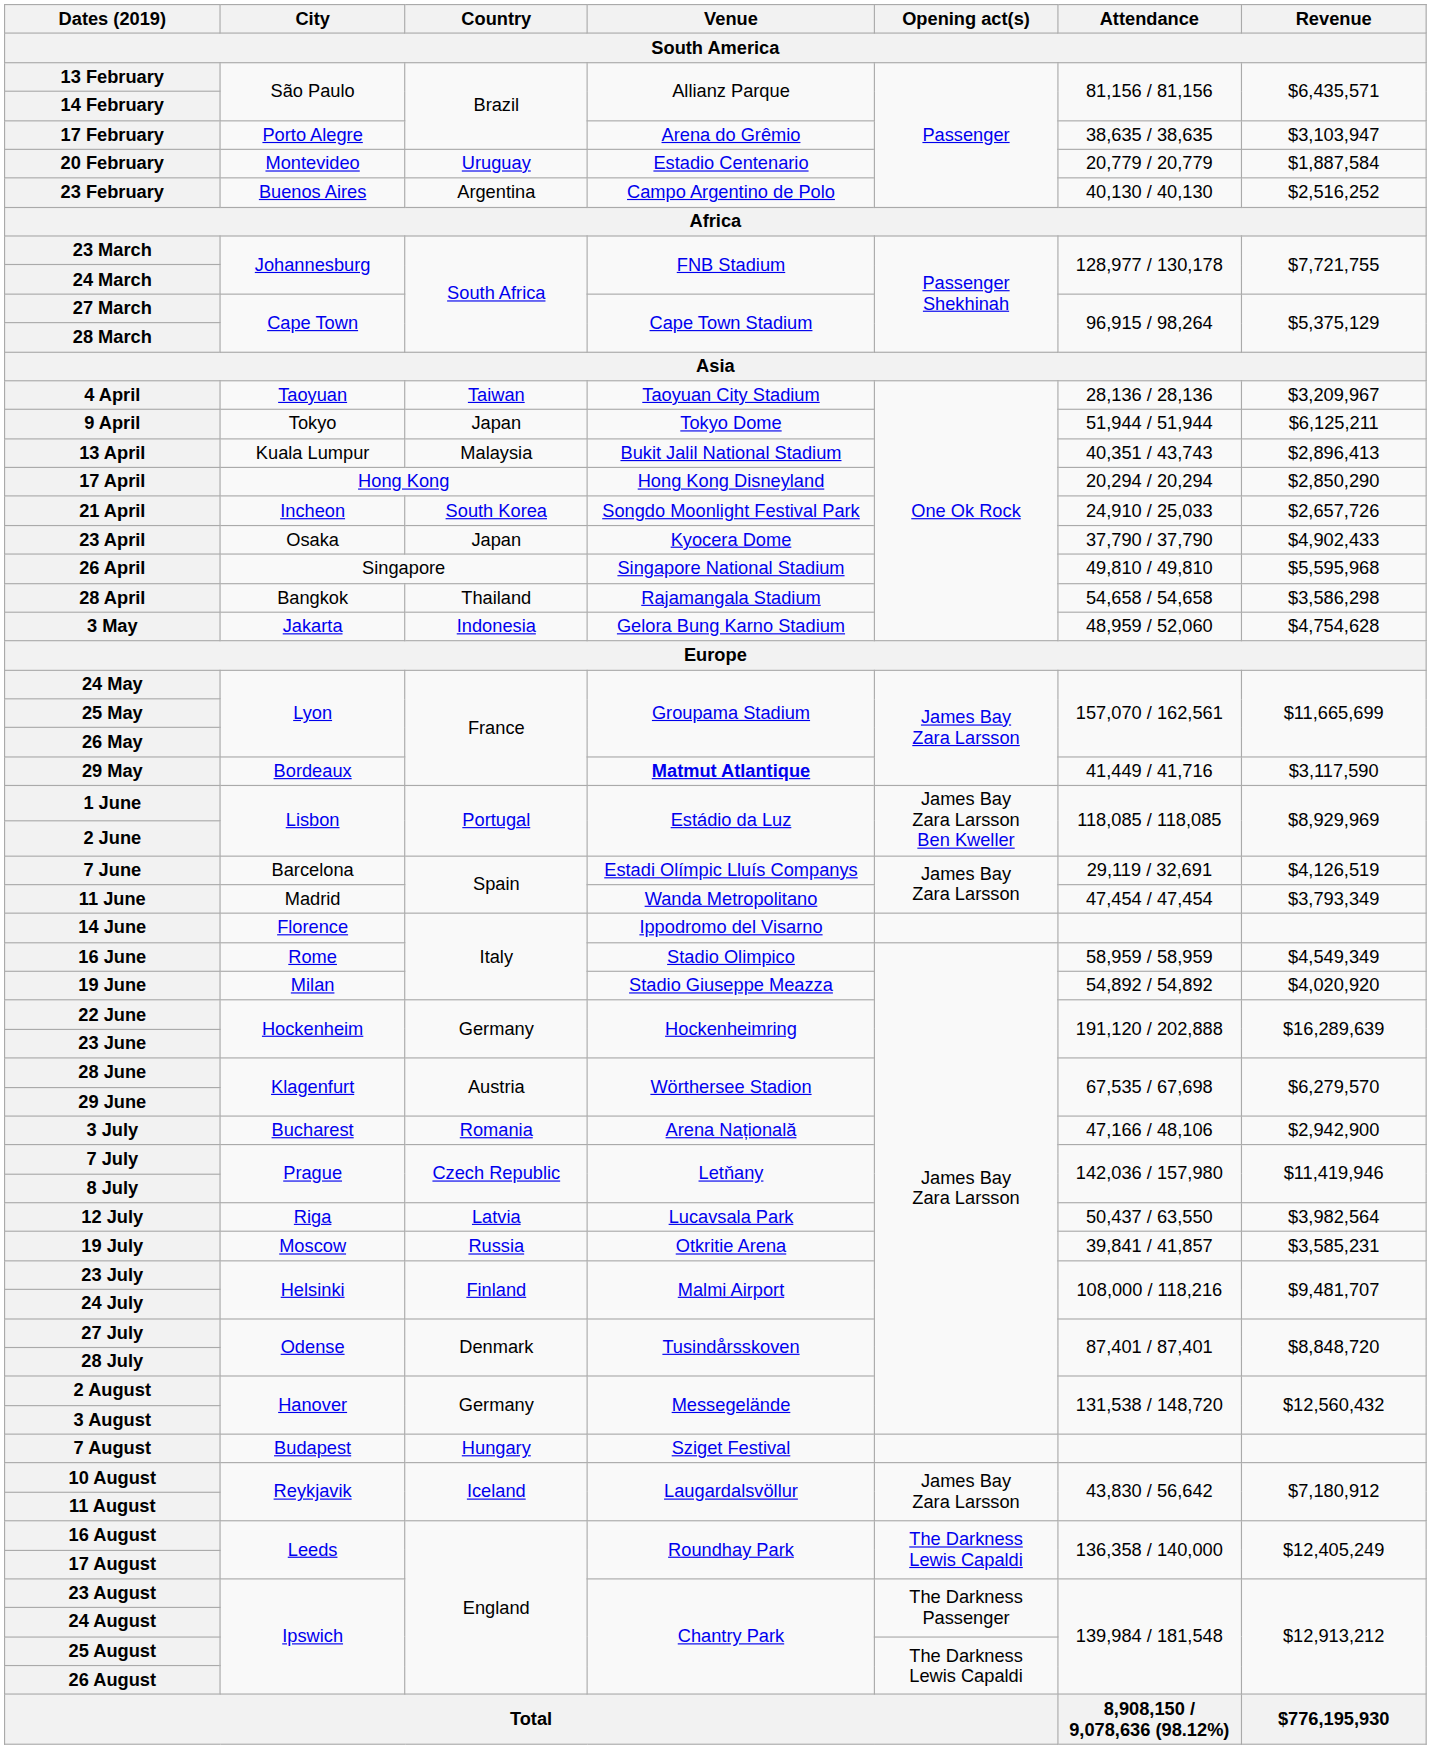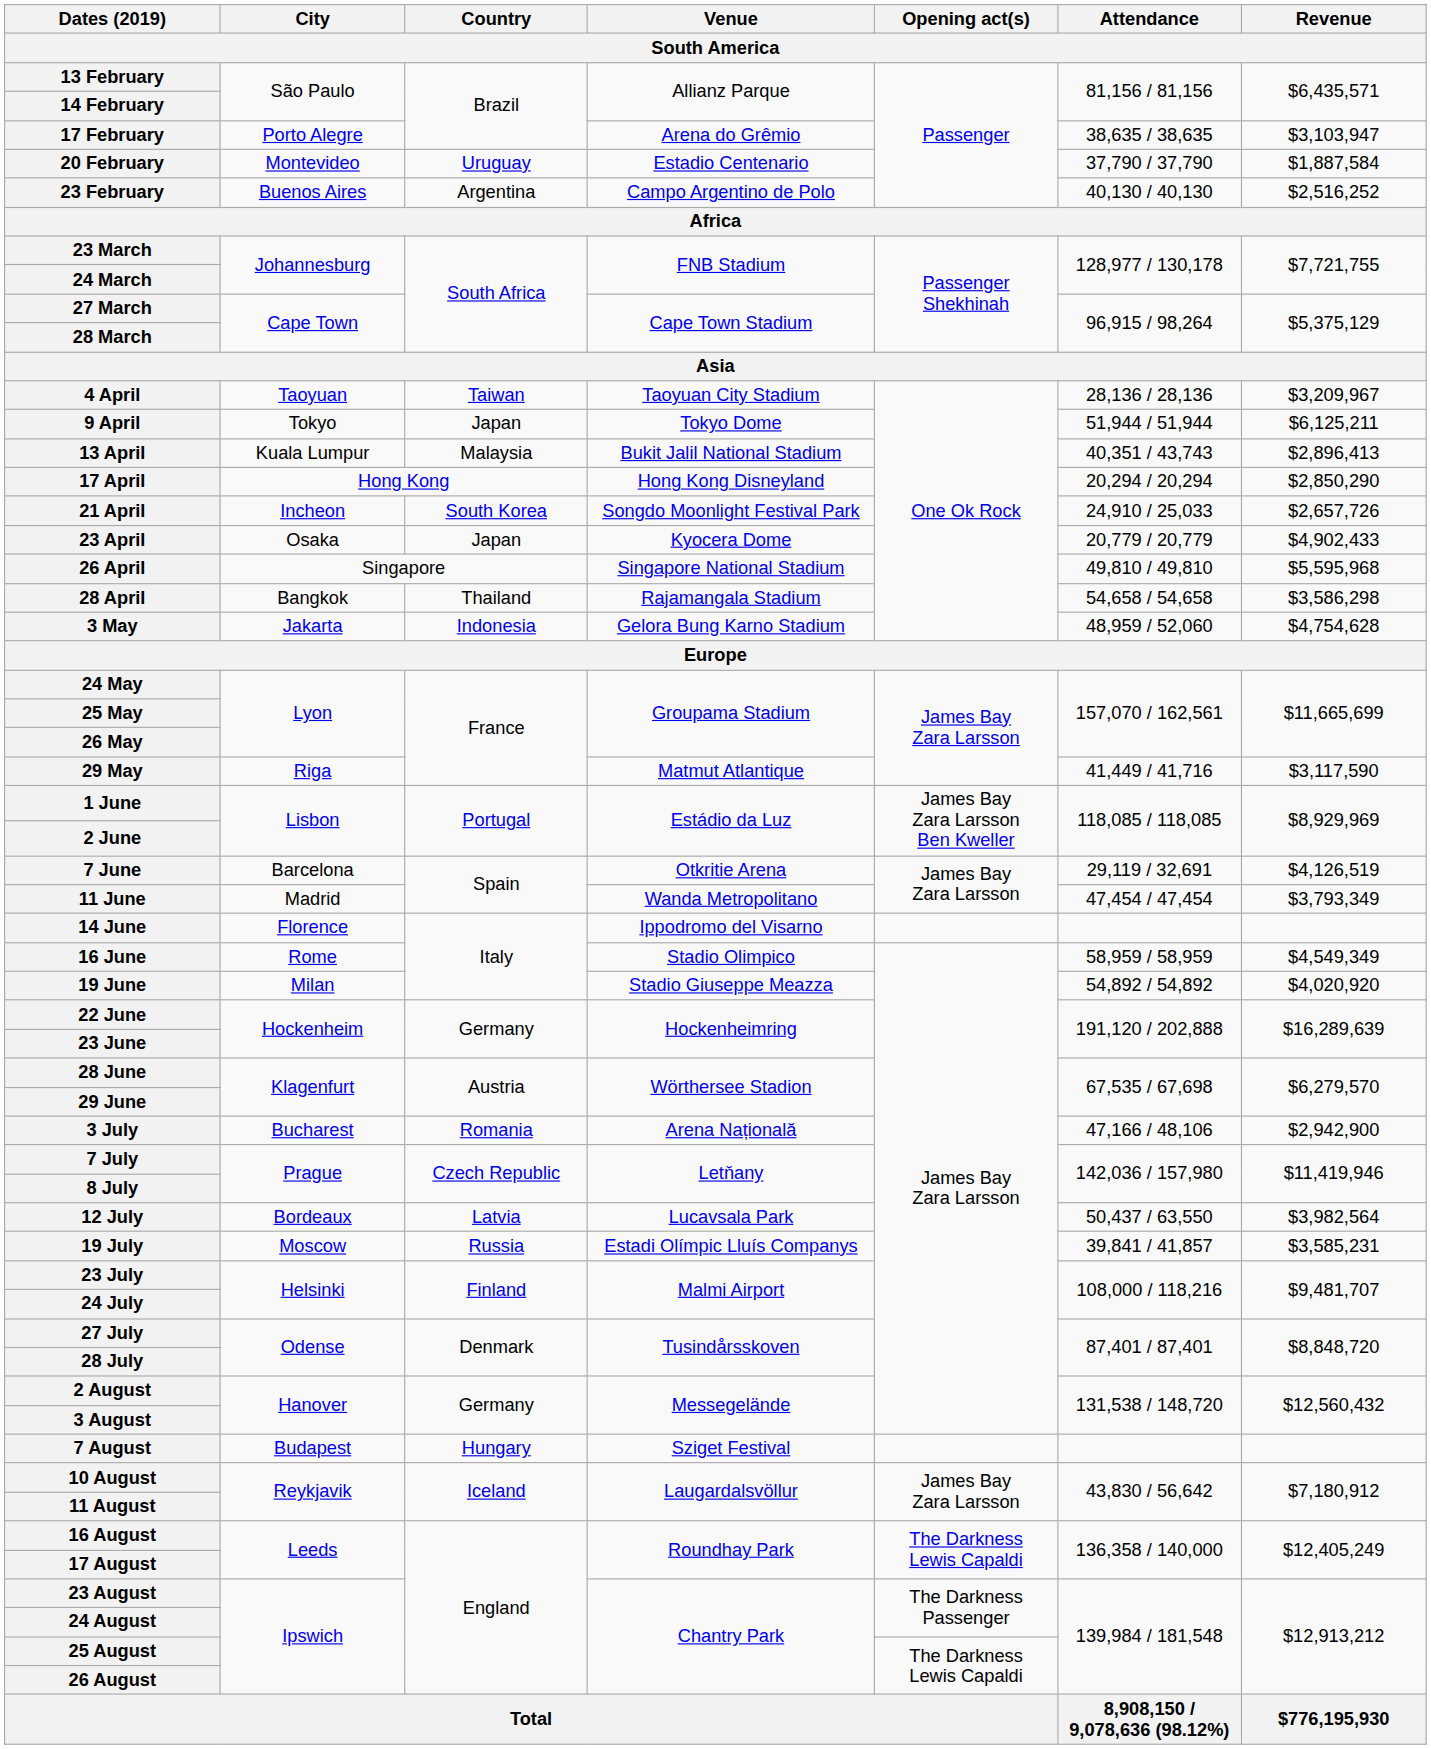(1149, 163) 20,779 / 20,779 -> (1149, 163) 37,790 / 37,790
(1149, 539) 37,790 / 37,790 -> (1149, 539) 20,779 / 20,779
(313, 771) Bordeaux -> (313, 771) Riga
(731, 771) bold -> (731, 771) normal
(731, 869) Estadi Olímpic Lluís Companys -> (731, 869) Otkritie Arena
(313, 1217) Riga -> (313, 1217) Bordeaux
(731, 1246) Otkritie Arena -> (731, 1246) Estadi Olímpic Lluís Companys
